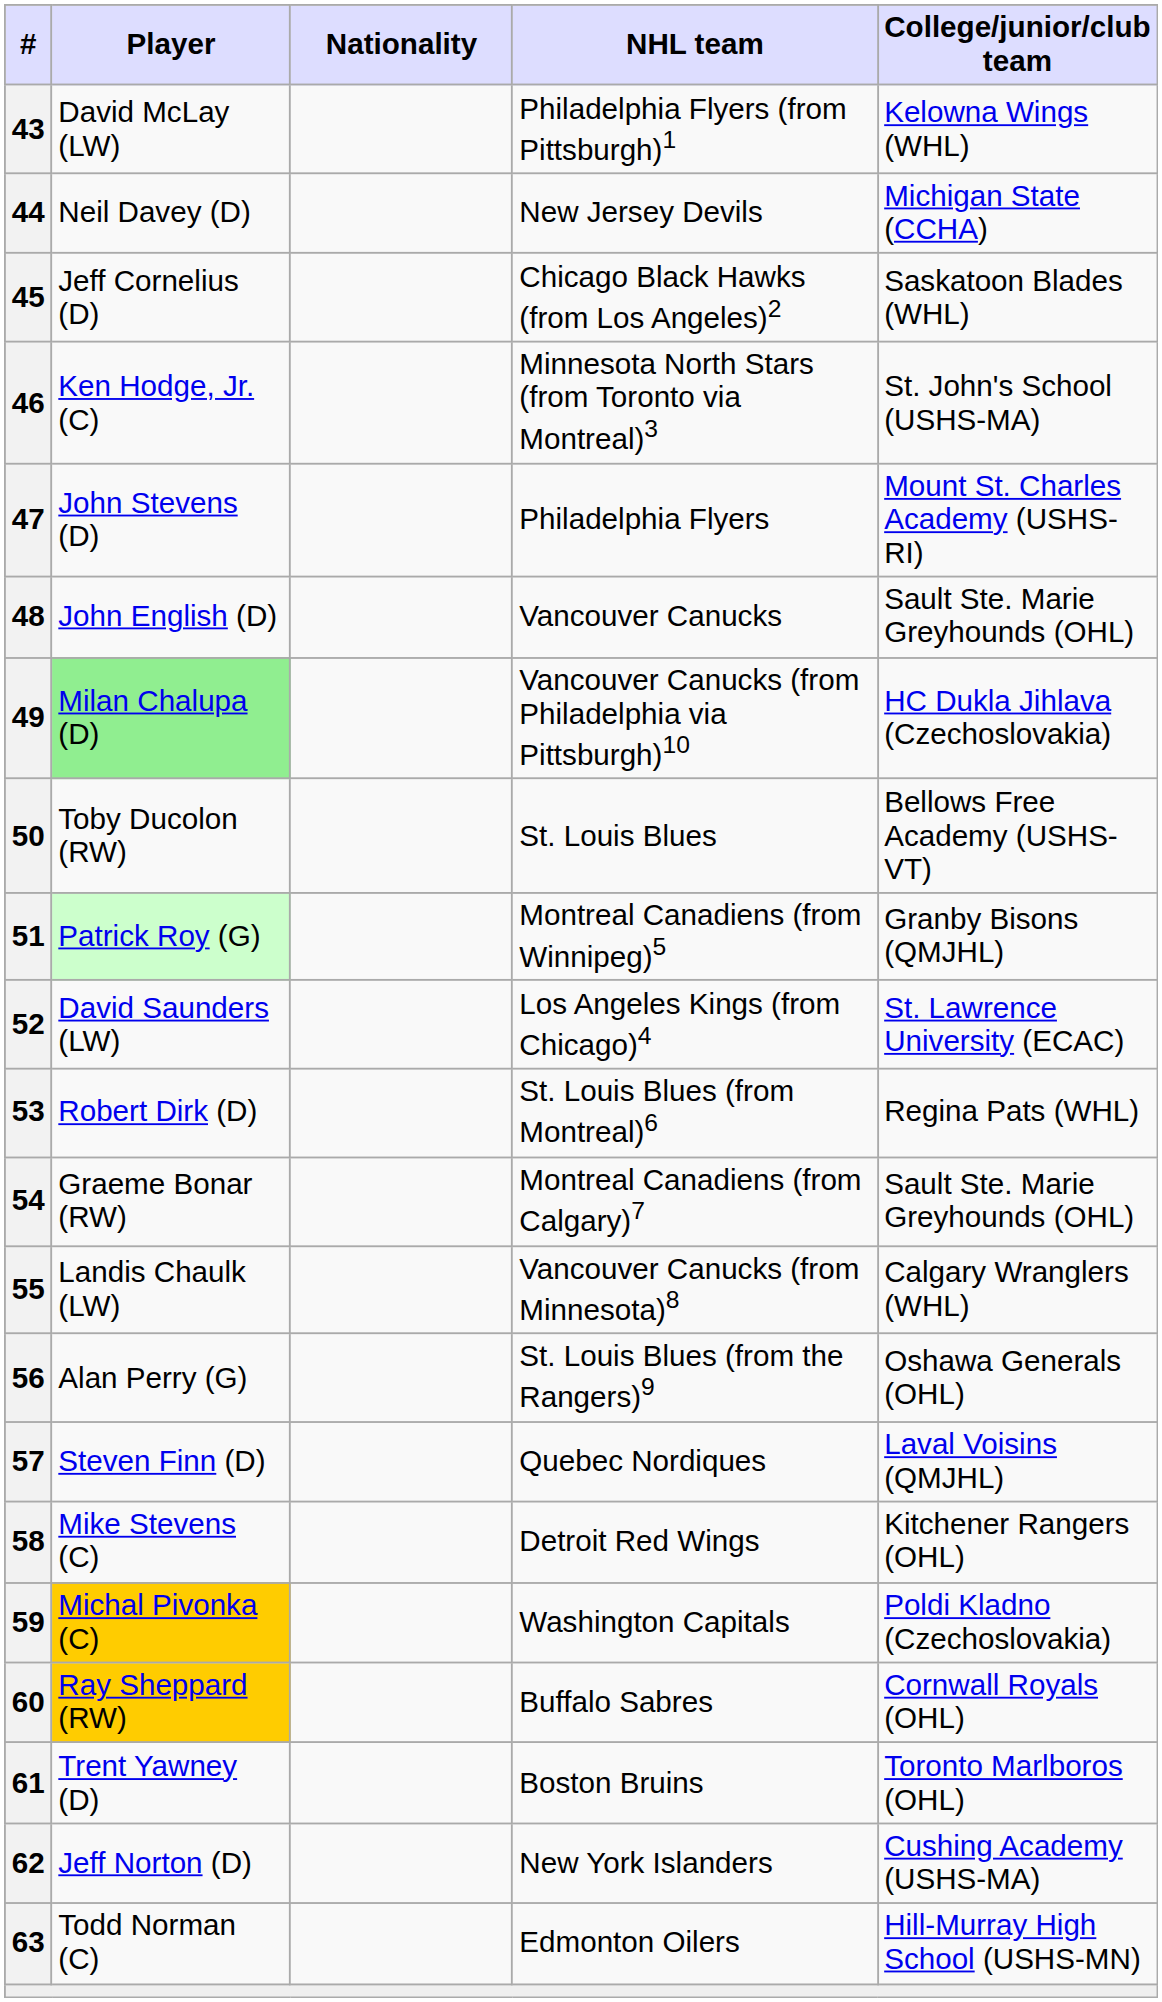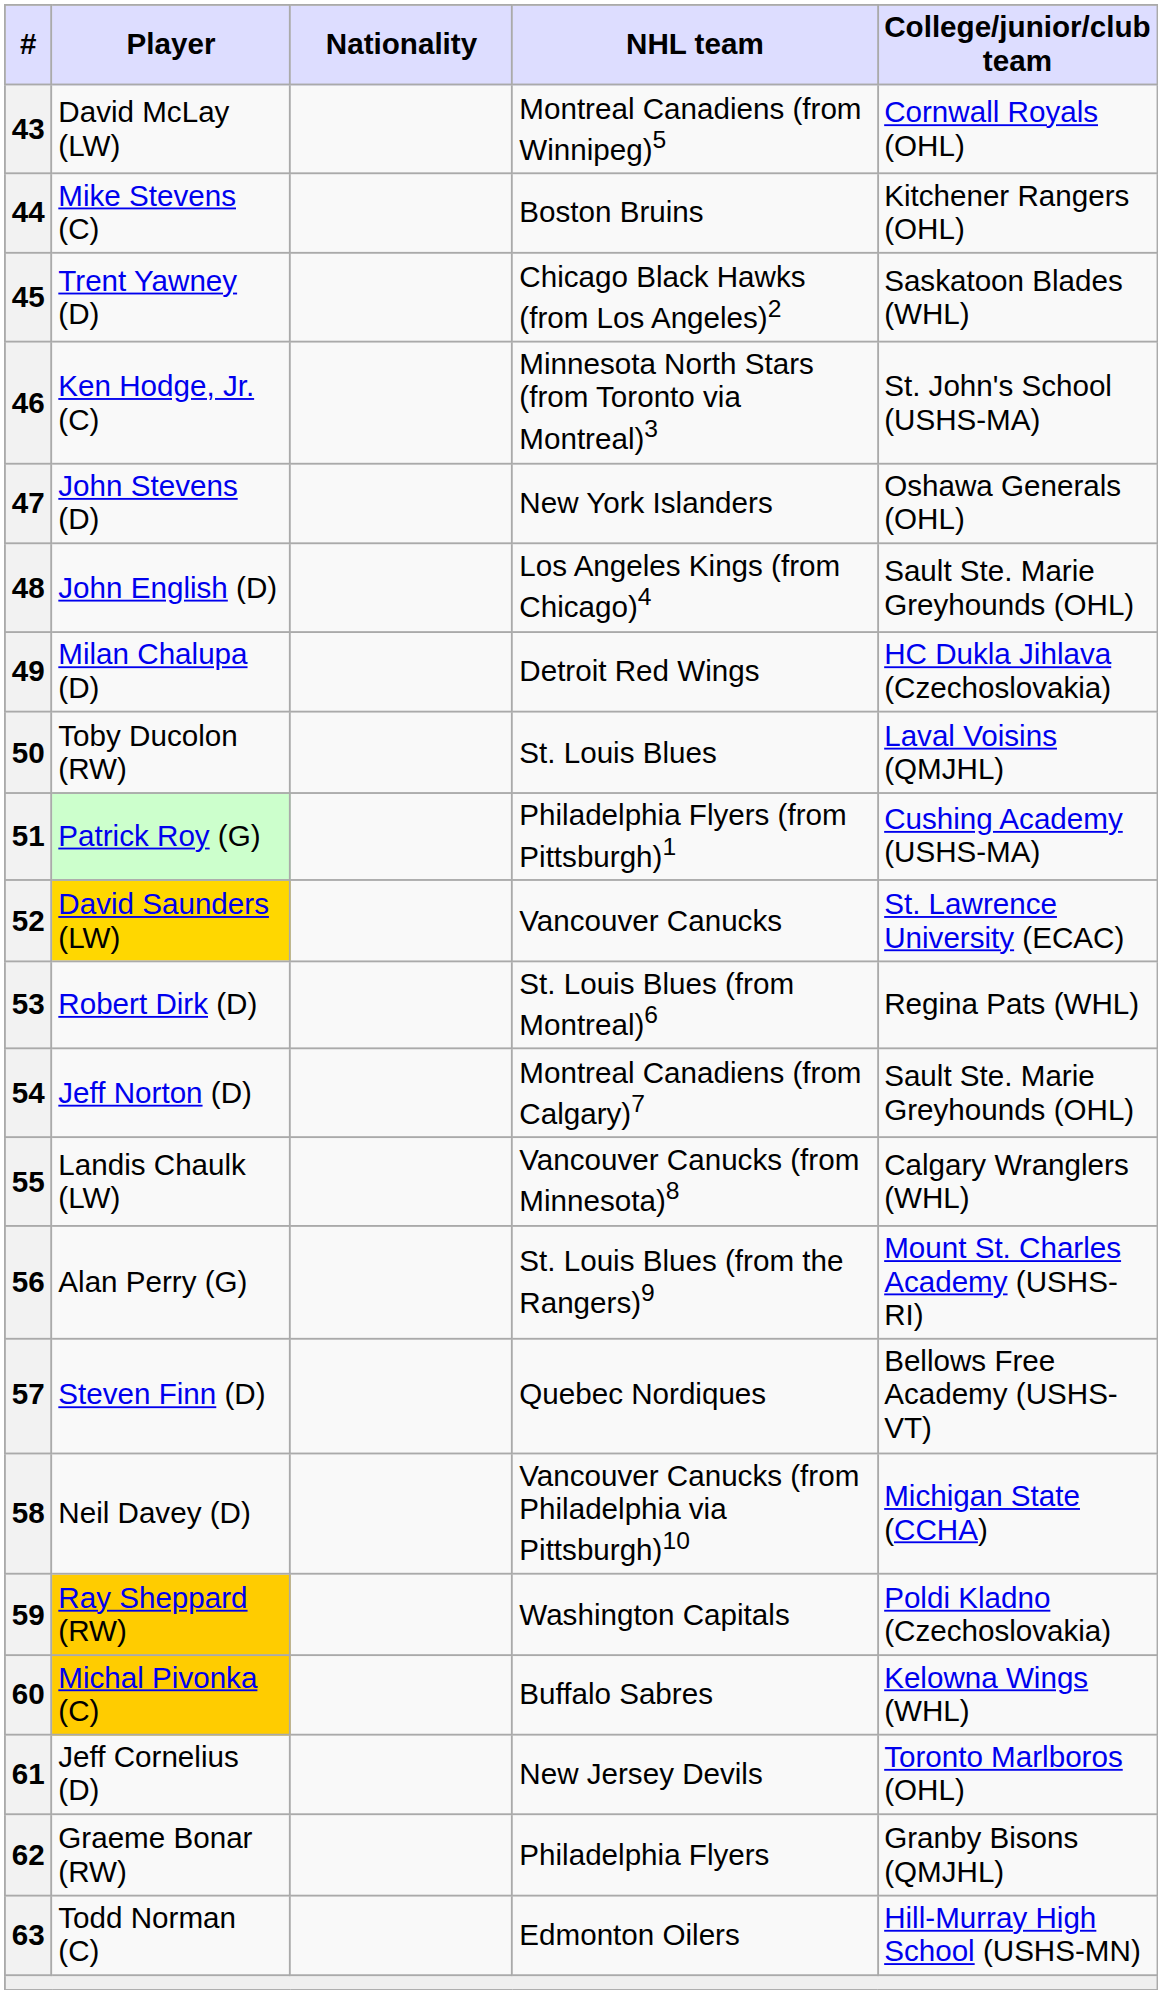(683, 128) Philadelphia Flyers (from Pittsburgh)1 -> (690, 128) Montreal Canadiens (from Winnipeg)5
(986, 128) Kelowna Wings (WHL) -> (991, 128) Cornwall Royals (OHL)
(155, 213) Neil Davey (D) -> (147, 213) Mike Stevens (C)
(641, 213) New Jersey Devils -> (611, 213) Boston Bruins
(982, 213) Michigan State (CCHA) -> (1007, 213) Kitchener Rangers (OHL)
(149, 297) Jeff Cornelius (D) -> (148, 297) Trent Yawney (D)
(644, 519) Philadelphia Flyers -> (646, 503) New York Islanders
(1003, 519) Mount St. Charles Academy (USHS-RI) -> (1003, 503) Oshawa Generals (OHL)
(651, 616) Vancouver Canucks -> (680, 587) Los Angeles Kings (from Chicago)4
(153, 717) lightgreen background -> (153, 671) no background
(689, 717) Vancouver Canucks (from Philadelphia via Pittsburgh)10 -> (639, 671) Detroit Red Wings
(1001, 835) Bellows Free Academy (USHS-VT) -> (971, 751) Laval Voisins (QMJHL)
(690, 936) Montreal Canadiens (from Winnipeg)5 -> (683, 836) Philadelphia Flyers (from Pittsburgh)1
(981, 936) Granby Bisons (QMJHL) -> (1003, 836) Cushing Academy (USHS-MA)
(164, 1024) no background -> (164, 920) gold background
(680, 1024) Los Angeles Kings (from Chicago)4 -> (651, 920) Vancouver Canucks
(155, 1200) Graeme Bonar (RW) -> (155, 1092) Jeff Norton (D)
(1003, 1377) Oshawa Generals (OHL) -> (1003, 1282) Mount St. Charles Academy (USHS-RI)
(971, 1461) Laval Voisins (QMJHL) -> (1001, 1395) Bellows Free Academy (USHS-VT)
(147, 1541) Mike Stevens (C) -> (155, 1513) Neil Davey (D)
(639, 1541) Detroit Red Wings -> (689, 1513) Vancouver Canucks (from Philadelphia via Pittsburgh)10
(1007, 1541) Kitchener Rangers (OHL) -> (982, 1513) Michigan State (CCHA)
(158, 1622) Michal Pivonka (C) -> (153, 1614) Ray Sheppard (RW)
(153, 1702) Ray Sheppard (RW) -> (158, 1694) Michal Pivonka (C)
(991, 1702) Cornwall Royals (OHL) -> (986, 1694) Kelowna Wings (WHL)
(148, 1782) Trent Yawney (D) -> (149, 1774) Jeff Cornelius (D)
(611, 1782) Boston Bruins -> (641, 1774) New Jersey Devils
(155, 1862) Jeff Norton (D) -> (155, 1854) Graeme Bonar (RW)
(646, 1862) New York Islanders -> (644, 1854) Philadelphia Flyers
(1003, 1862) Cushing Academy (USHS-MA) -> (981, 1854) Granby Bisons (QMJHL)
